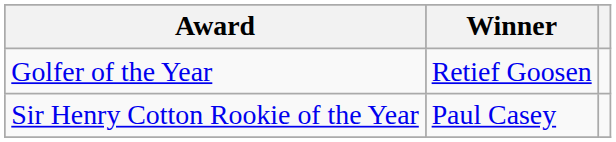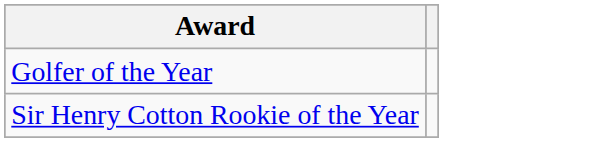- column: (512, 26)
